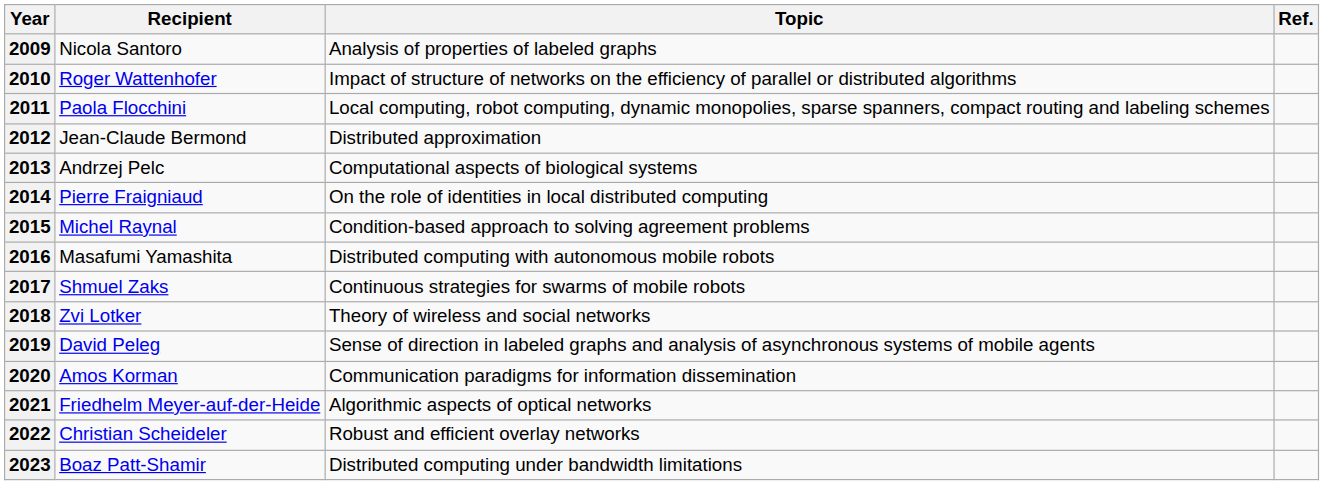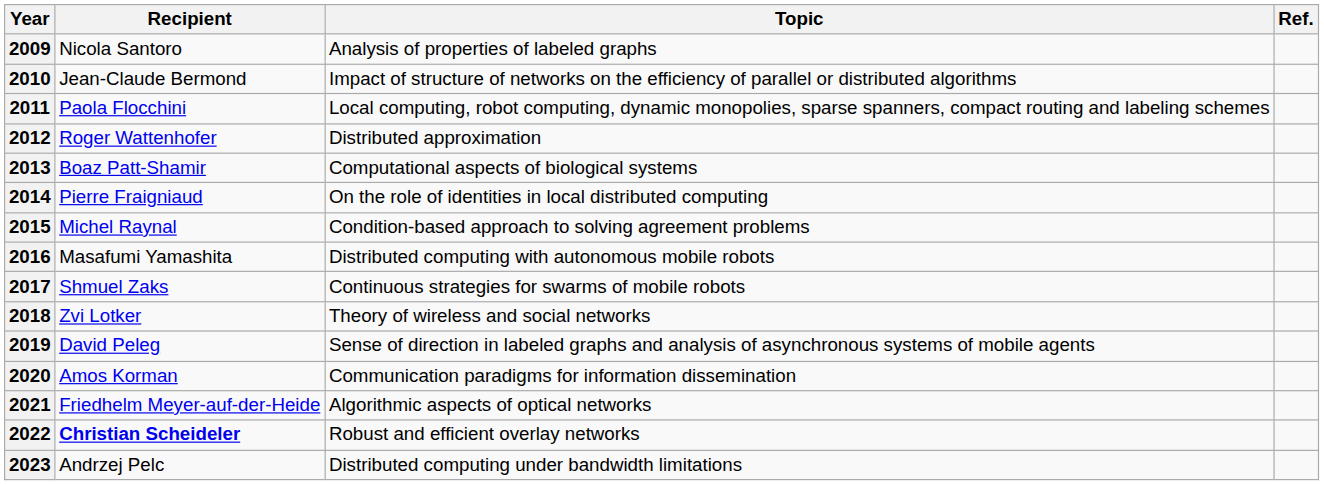(138, 78) Roger Wattenhofer -> (153, 78) Jean-Claude Bermond
(153, 138) Jean-Claude Bermond -> (138, 138) Roger Wattenhofer
(112, 167) Andrzej Pelc -> (133, 167) Boaz Patt-Shamir
(143, 434) normal -> (150, 434) bold
(133, 464) Boaz Patt-Shamir -> (112, 464) Andrzej Pelc
